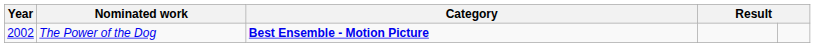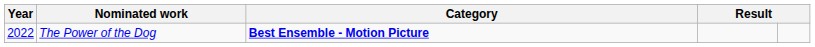(20, 33) 2002 -> (20, 33) 2022
